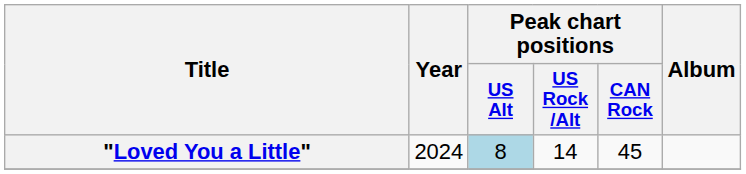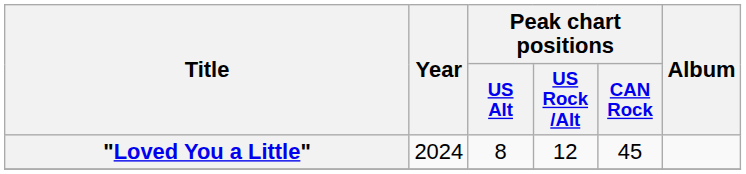(501, 151) lightblue background -> (501, 151) no background
(565, 151) 14 -> (565, 151) 12
